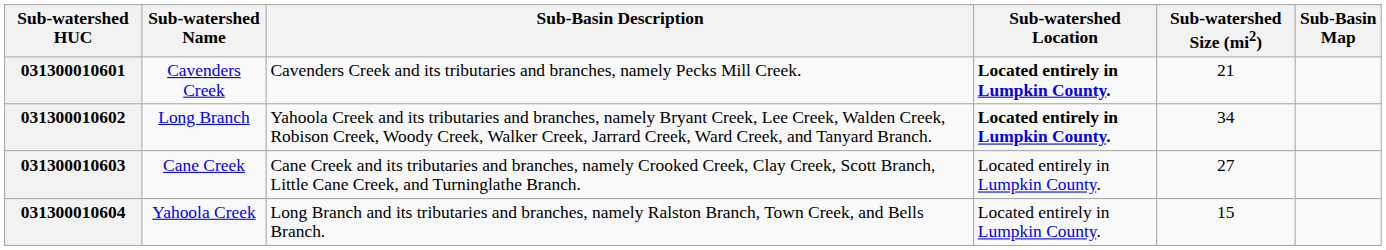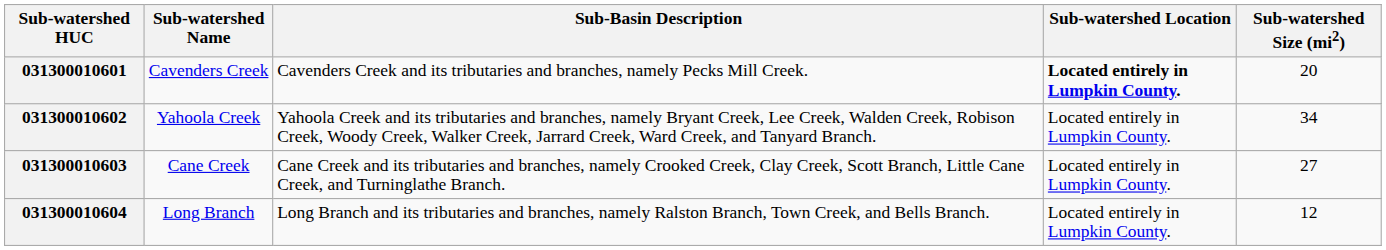- column: (1338, 28)
(1226, 70) 21 -> (1309, 70) 20
(204, 117) Long Branch -> (209, 117) Yahoola Creek
(1048, 127) bold -> (1114, 127) normal
(204, 212) Yahoola Creek -> (209, 212) Long Branch
(1226, 212) 15 -> (1309, 212) 12
